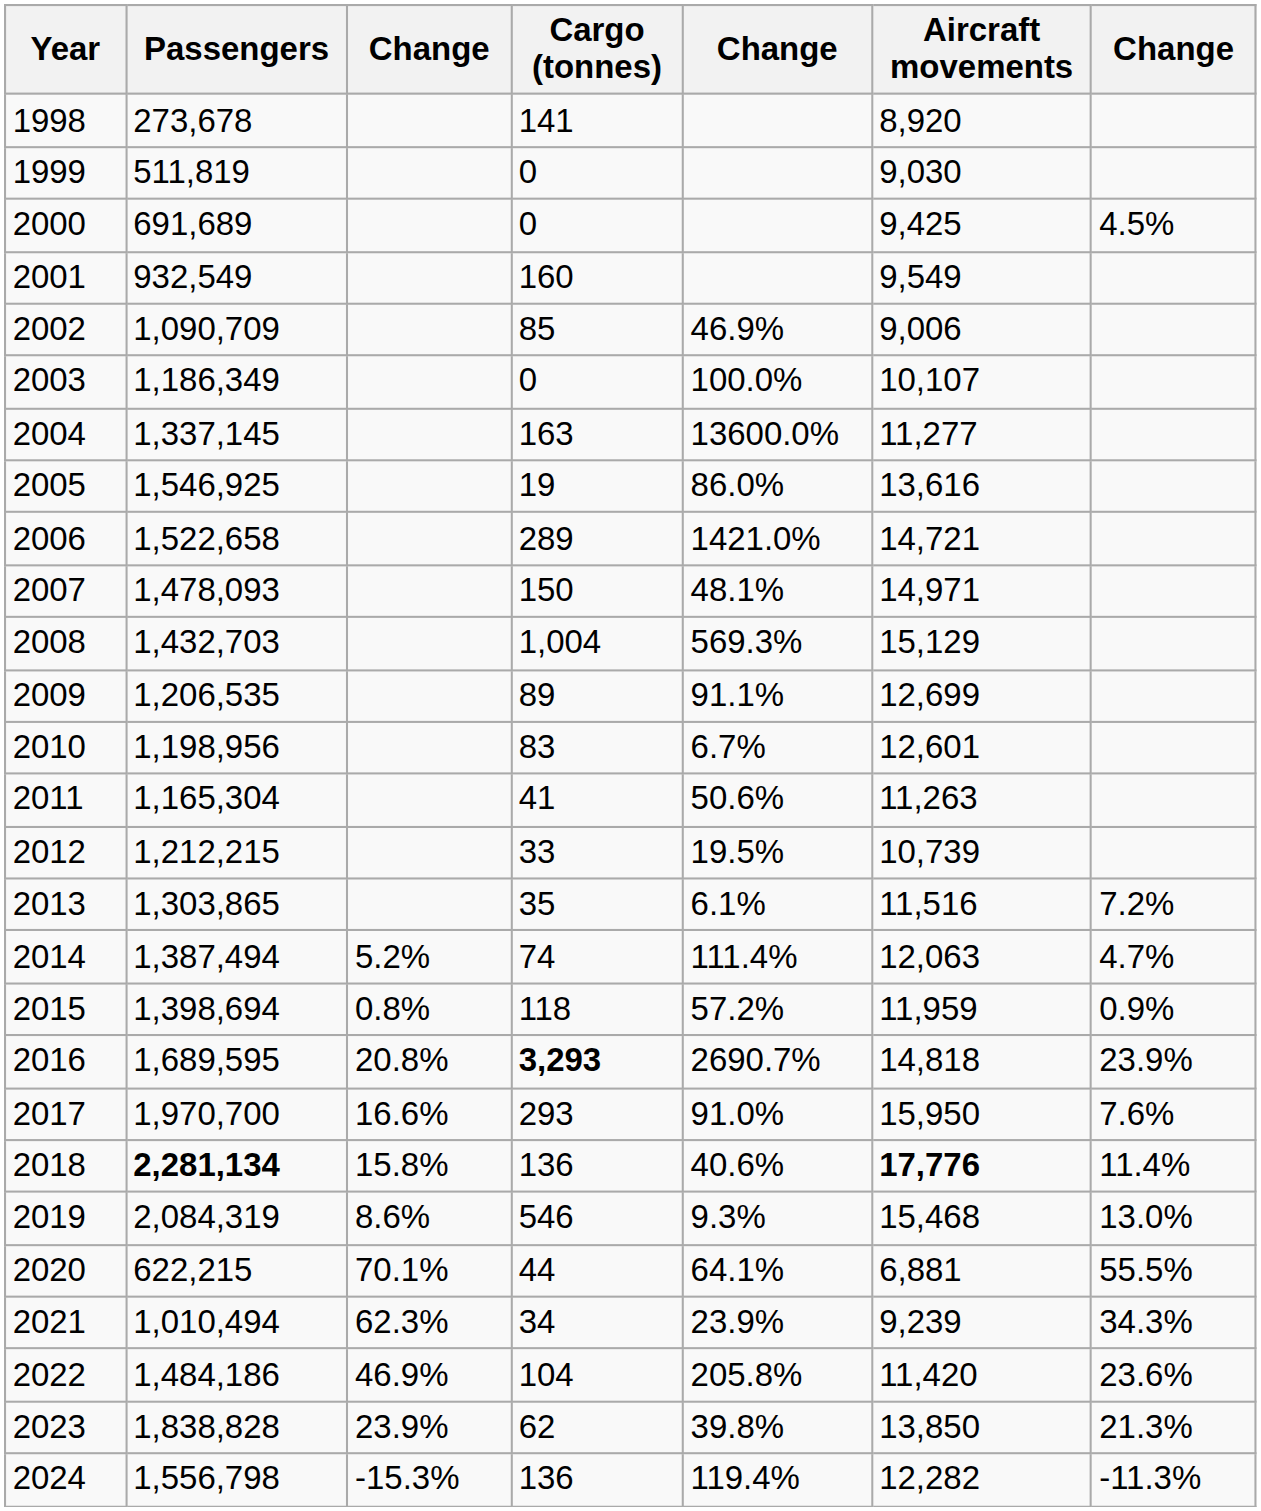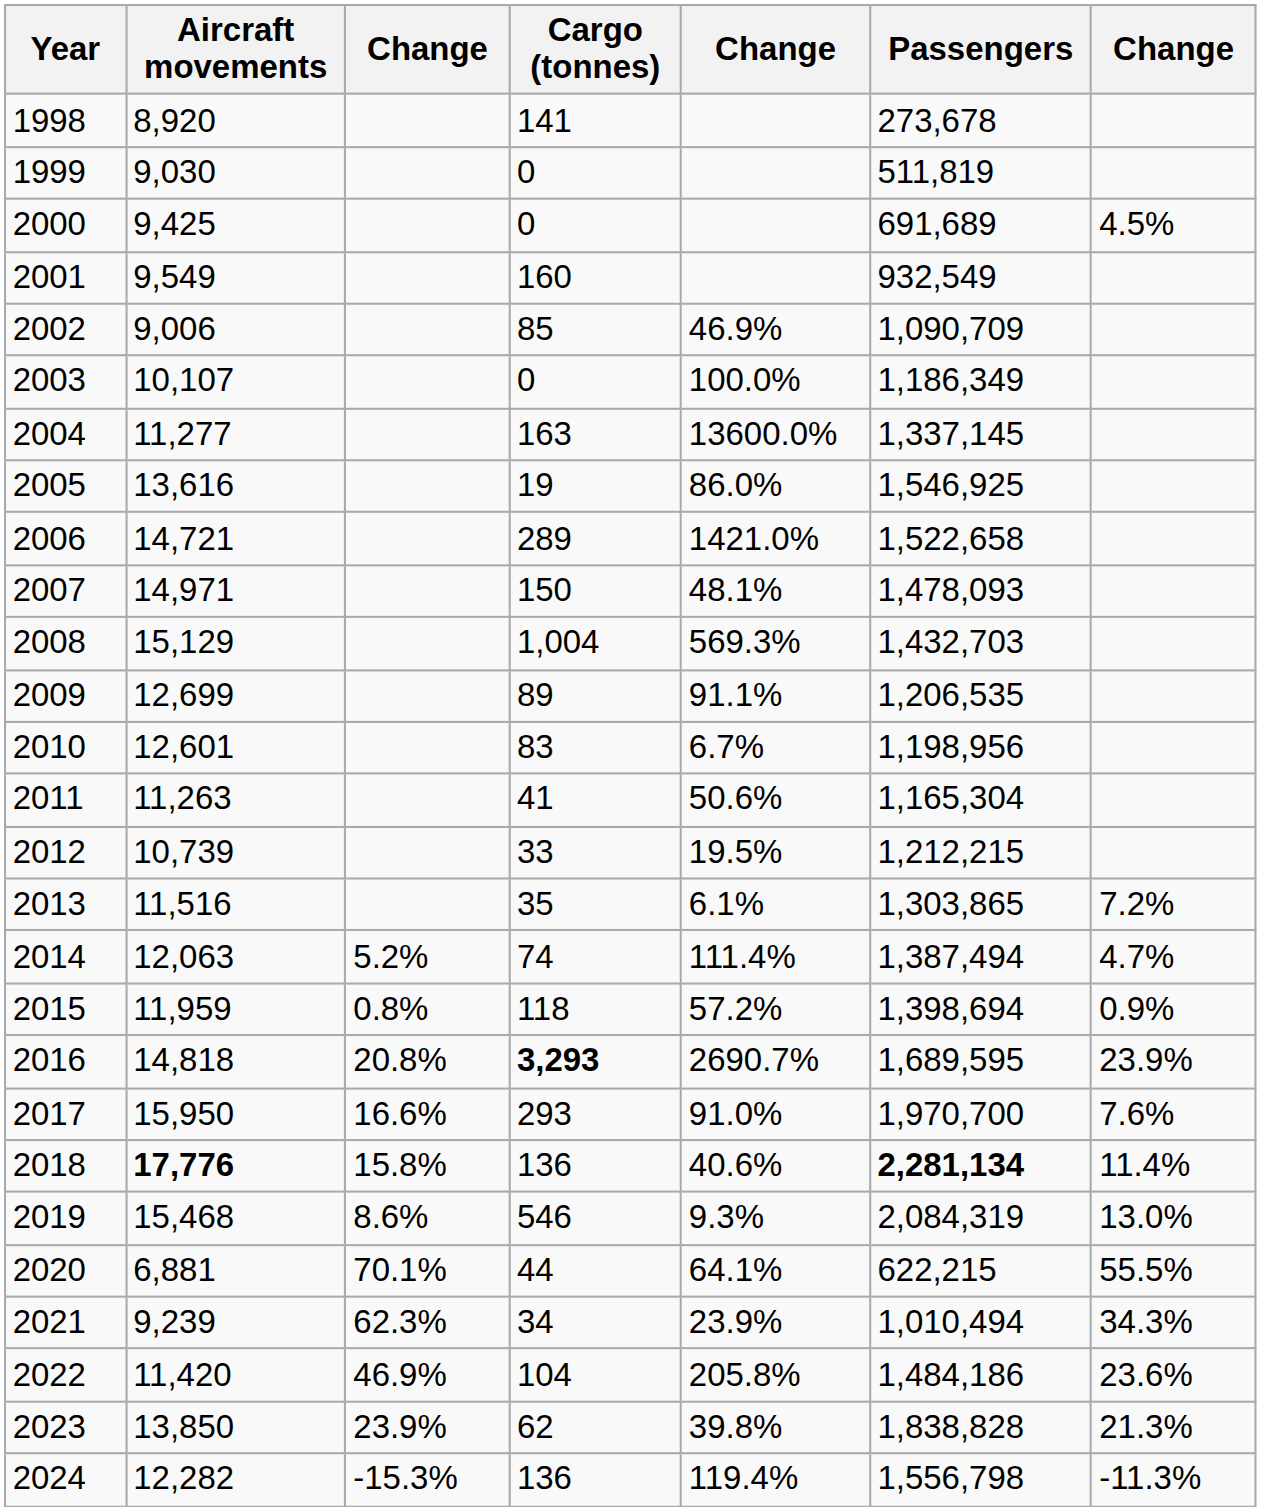columns swapped: (237, 49) <-> (982, 49)
